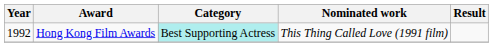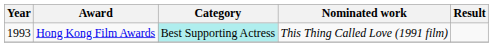(19, 32) 1992 -> (19, 32) 1993
